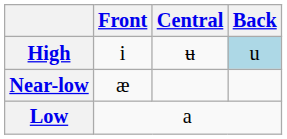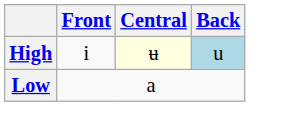(190, 52) no background -> (154, 52) lightyellow background
- row: (49, 85)
